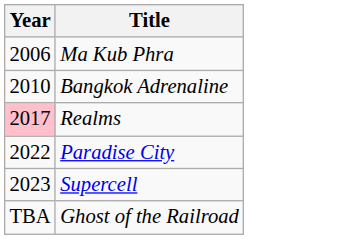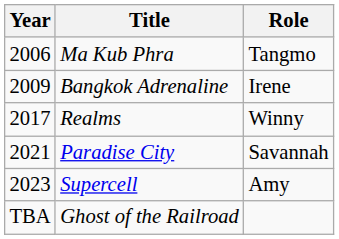+ column: (289, 20)
(30, 86) 2010 -> (30, 86) 2009
(30, 119) pink background -> (30, 119) no background
(30, 151) 2022 -> (30, 151) 2021
